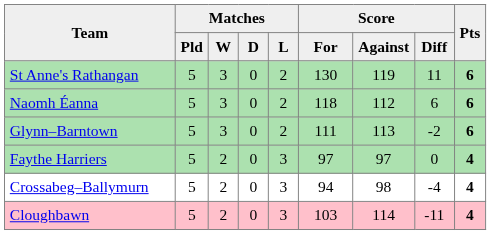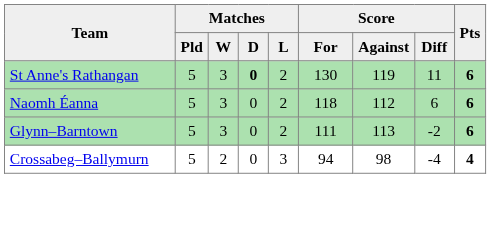(253, 74) normal -> (253, 74) bold
- row: (58, 159)
- row: (49, 215)
